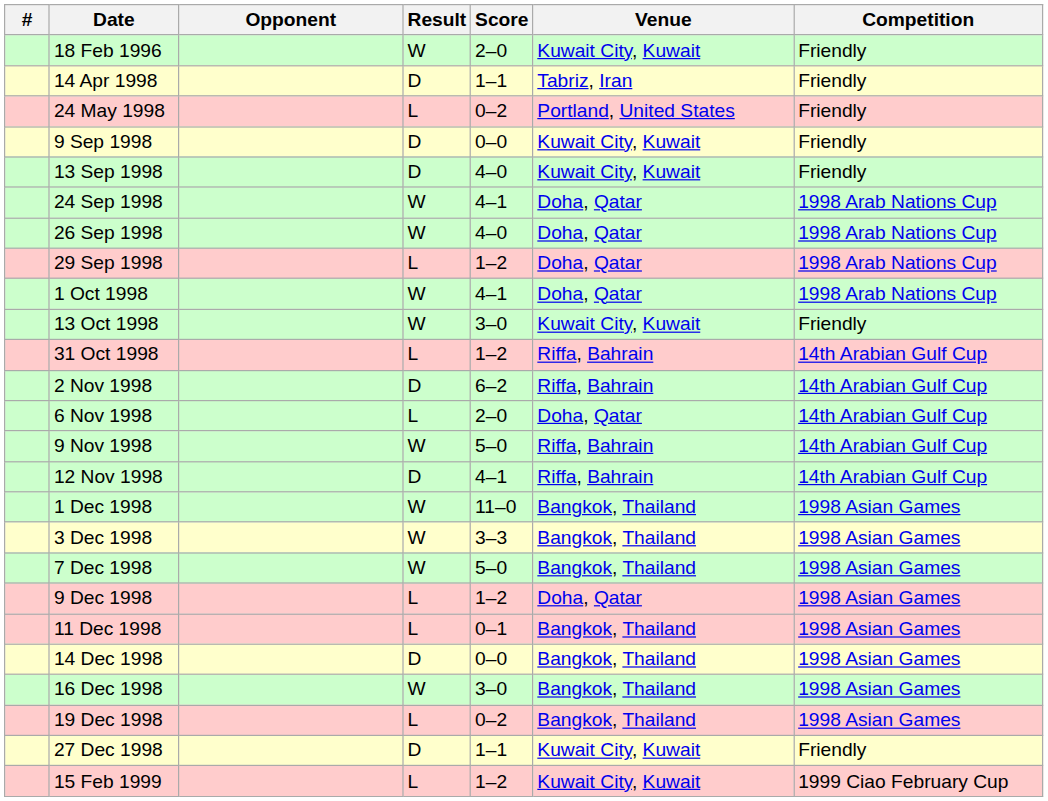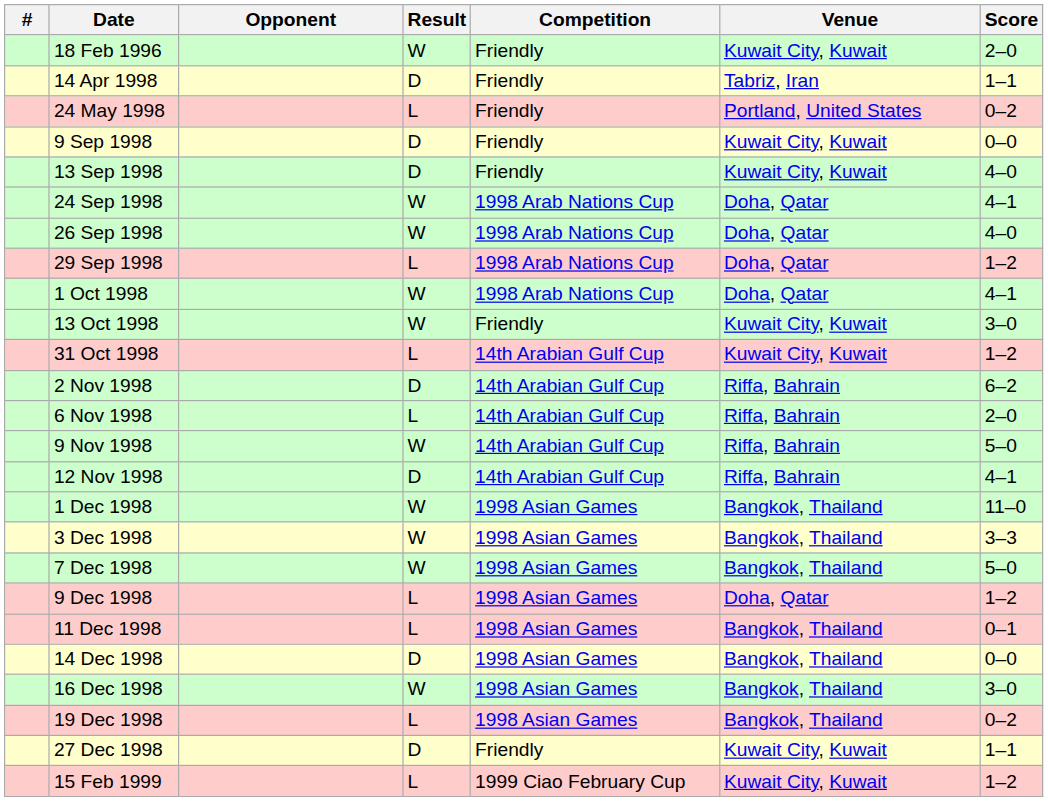columns swapped: (502, 19) <-> (918, 19)
(595, 354) Riffa, Bahrain -> (805, 354) Kuwait City, Kuwait
(590, 415) Doha, Qatar -> (782, 415) Riffa, Bahrain
